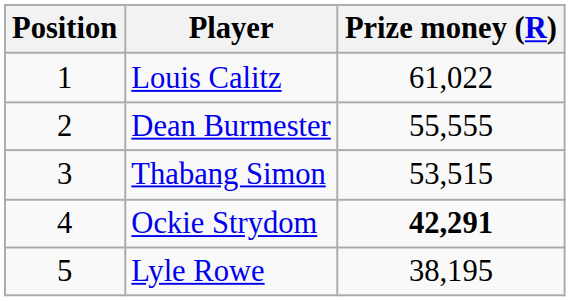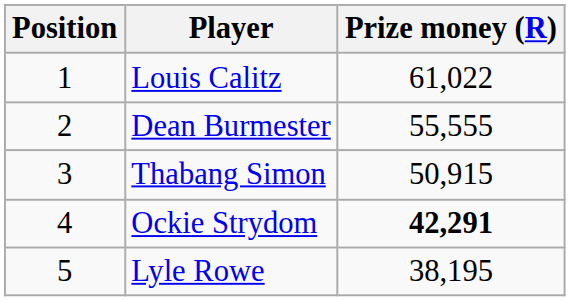(451, 174) 53,515 -> (451, 174) 50,915
